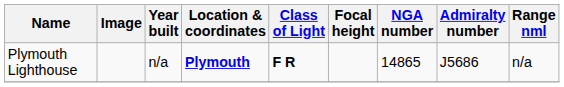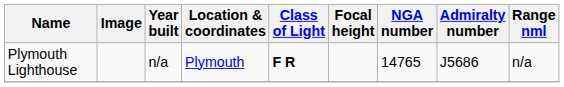(218, 62) bold -> (215, 62) normal
(401, 62) 14865 -> (401, 62) 14765
